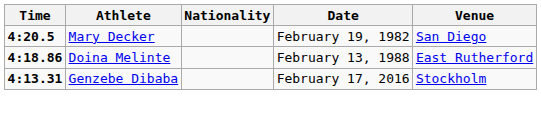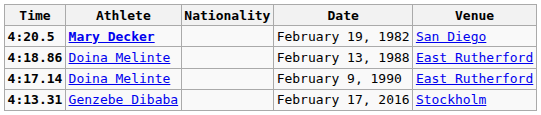(112, 36) normal -> (112, 36) bold
+ row: (339, 79)
